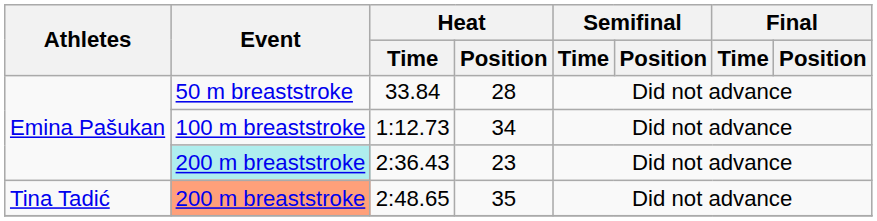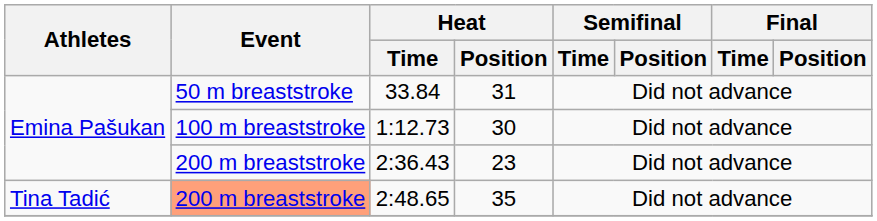(504, 93) 28 -> (504, 93) 31
(504, 128) 34 -> (504, 128) 30
(270, 163) paleturquoise background -> (270, 163) no background
